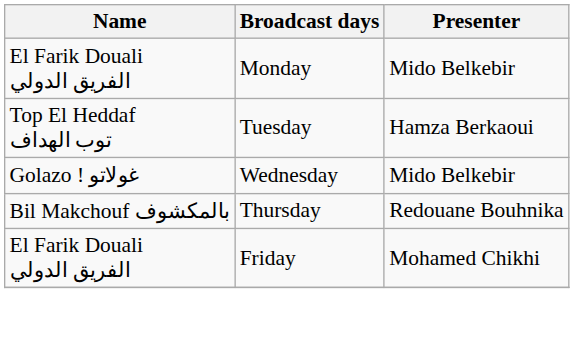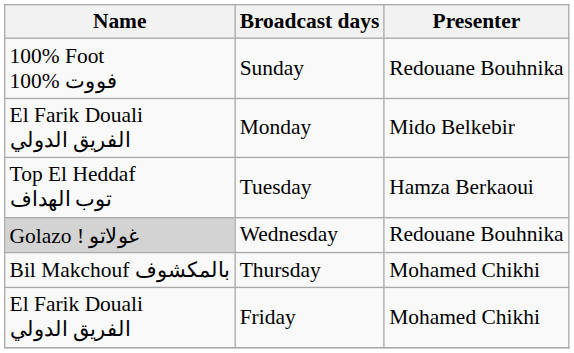+ row: (272, 68)
(74, 175) no background -> (74, 235) lightgrey background
(452, 175) Mido Belkebir -> (476, 234) Redouane Bouhnika
(476, 210) Redouane Bouhnika -> (464, 269) Mohamed Chikhi
